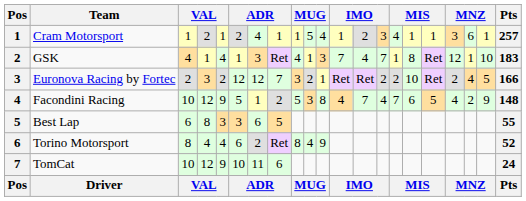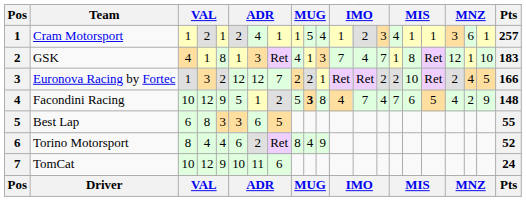(223, 57) 4 -> (223, 57) 8
(188, 78) 2 -> (188, 78) 1
(298, 78) 3 -> (298, 78) 2
(310, 100) normal -> (310, 100) bold
